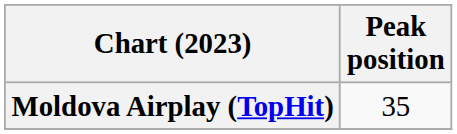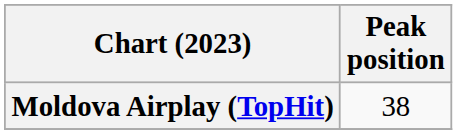(396, 105) 35 -> (396, 105) 38
